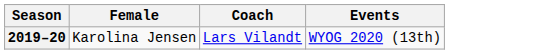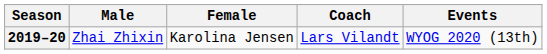+ column: (118, 16)
